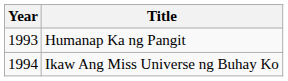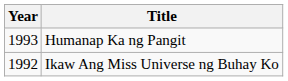(23, 64) 1994 -> (23, 64) 1992
